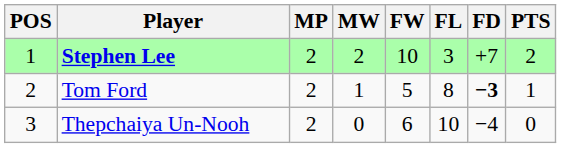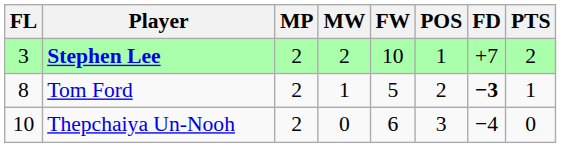columns swapped: (31, 21) <-> (448, 21)
